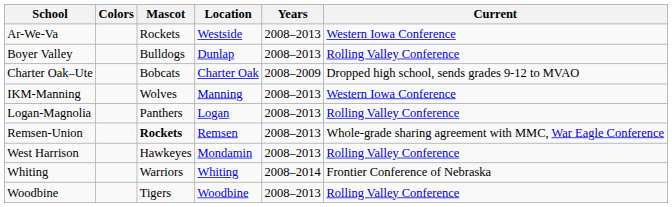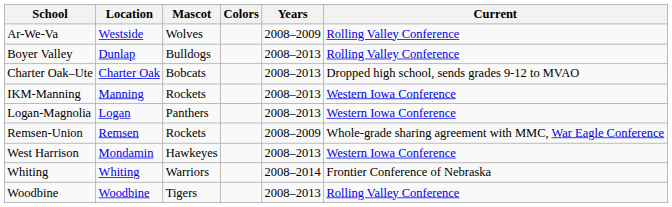columns swapped: (228, 14) <-> (116, 14)
(160, 34) Rockets -> (184, 34) Wolves
(293, 34) 2008–2013 -> (293, 34) 2008–2009
(391, 34) Western Iowa Conference -> (393, 34) Rolling Valley Conference
(293, 73) 2008–2009 -> (293, 73) 2008–2013
(158, 93) Wolves -> (186, 93) Rockets
(393, 113) Rolling Valley Conference -> (391, 113) Western Iowa Conference
(161, 133) bold -> (186, 133) normal
(293, 133) 2008–2013 -> (293, 133) 2008–2009
(393, 152) Rolling Valley Conference -> (391, 152) Western Iowa Conference
